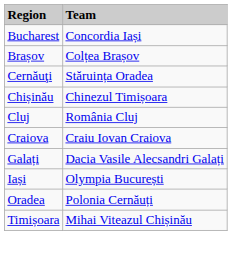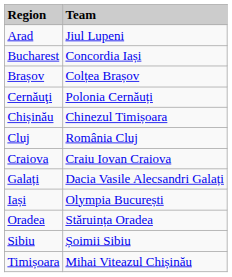+ row: (20, 35)
(109, 76) Stăruința Oradea -> (109, 96) Polonia Cernăuți
(109, 199) Polonia Cernăuți -> (109, 220) Stăruința Oradea
+ row: (21, 240)
